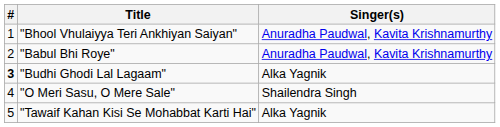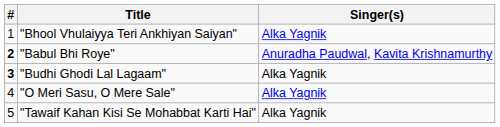(377, 34) Anuradha Paudwal, Kavita Krishnamurthy -> (294, 34) Alka Yagnik
(11, 54) normal -> (11, 54) bold
(309, 93) Shailendra Singh -> (294, 93) Alka Yagnik
